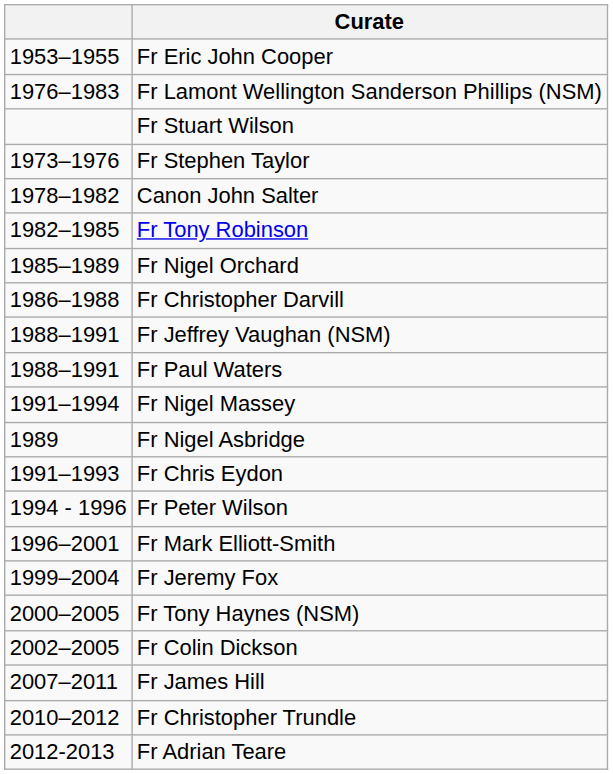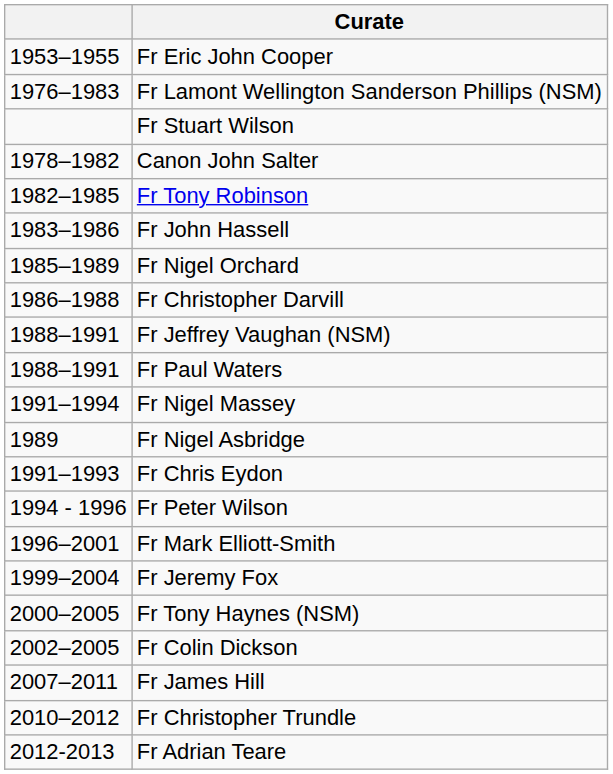- row: (223, 160)
+ row: (213, 230)
